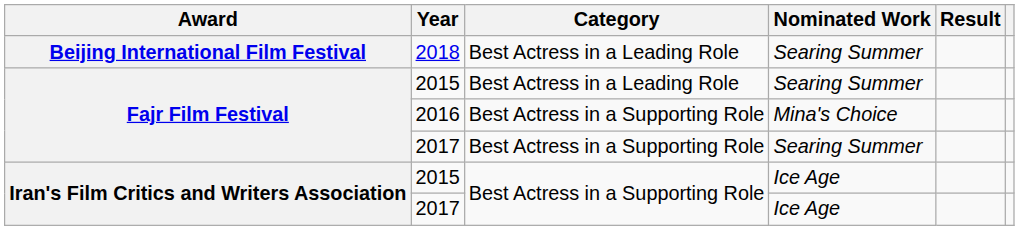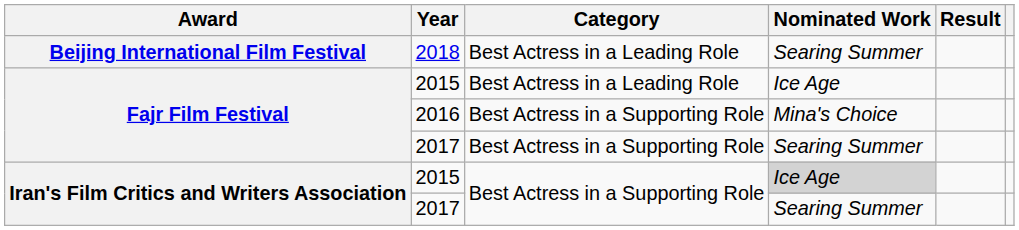(848, 83) Searing Summer -> (807, 83) Ice Age
(807, 177) no background -> (807, 177) lightgrey background
(807, 209) Ice Age -> (848, 209) Searing Summer
